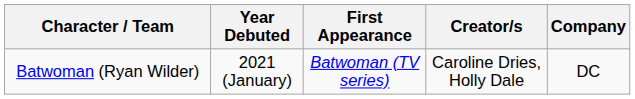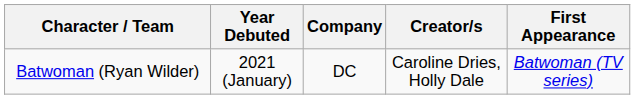columns swapped: (588, 26) <-> (365, 26)
